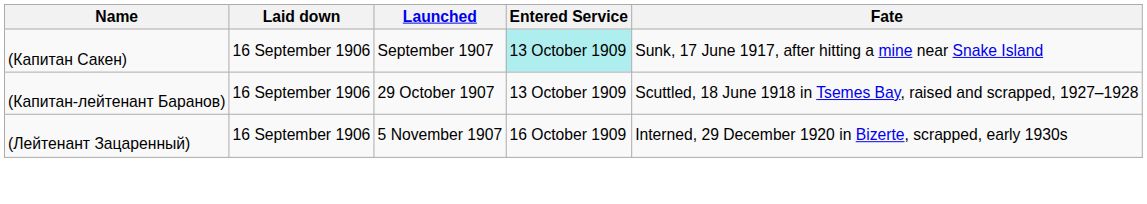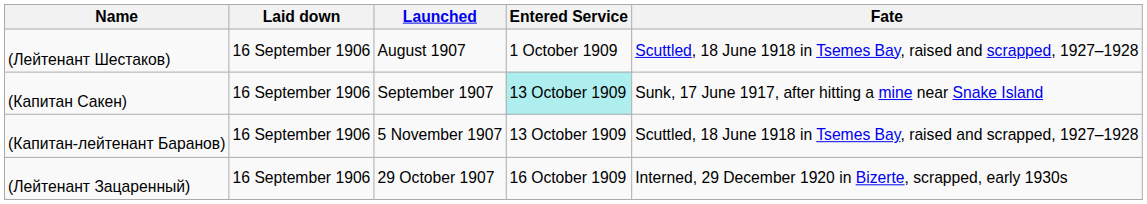+ row: (89, 59)
(436, 93) 29 October 1907 -> (440, 135) 5 November 1907
(440, 135) 5 November 1907 -> (436, 178) 29 October 1907
